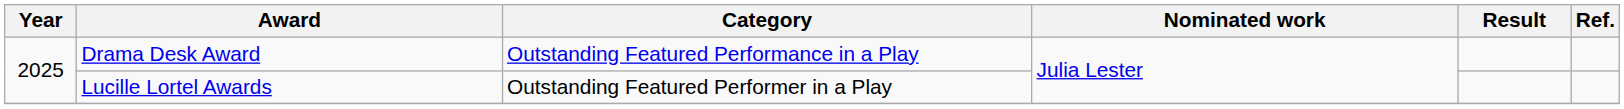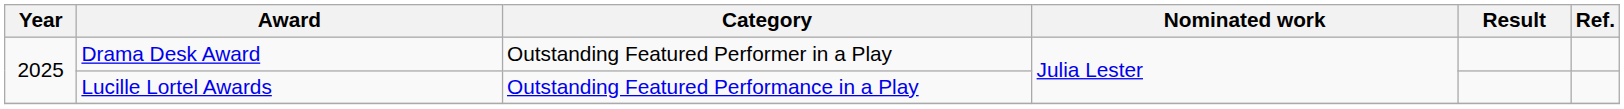(713, 53) Outstanding Featured Performance in a Play -> (700, 53) Outstanding Featured Performer in a Play
(700, 86) Outstanding Featured Performer in a Play -> (713, 86) Outstanding Featured Performance in a Play
